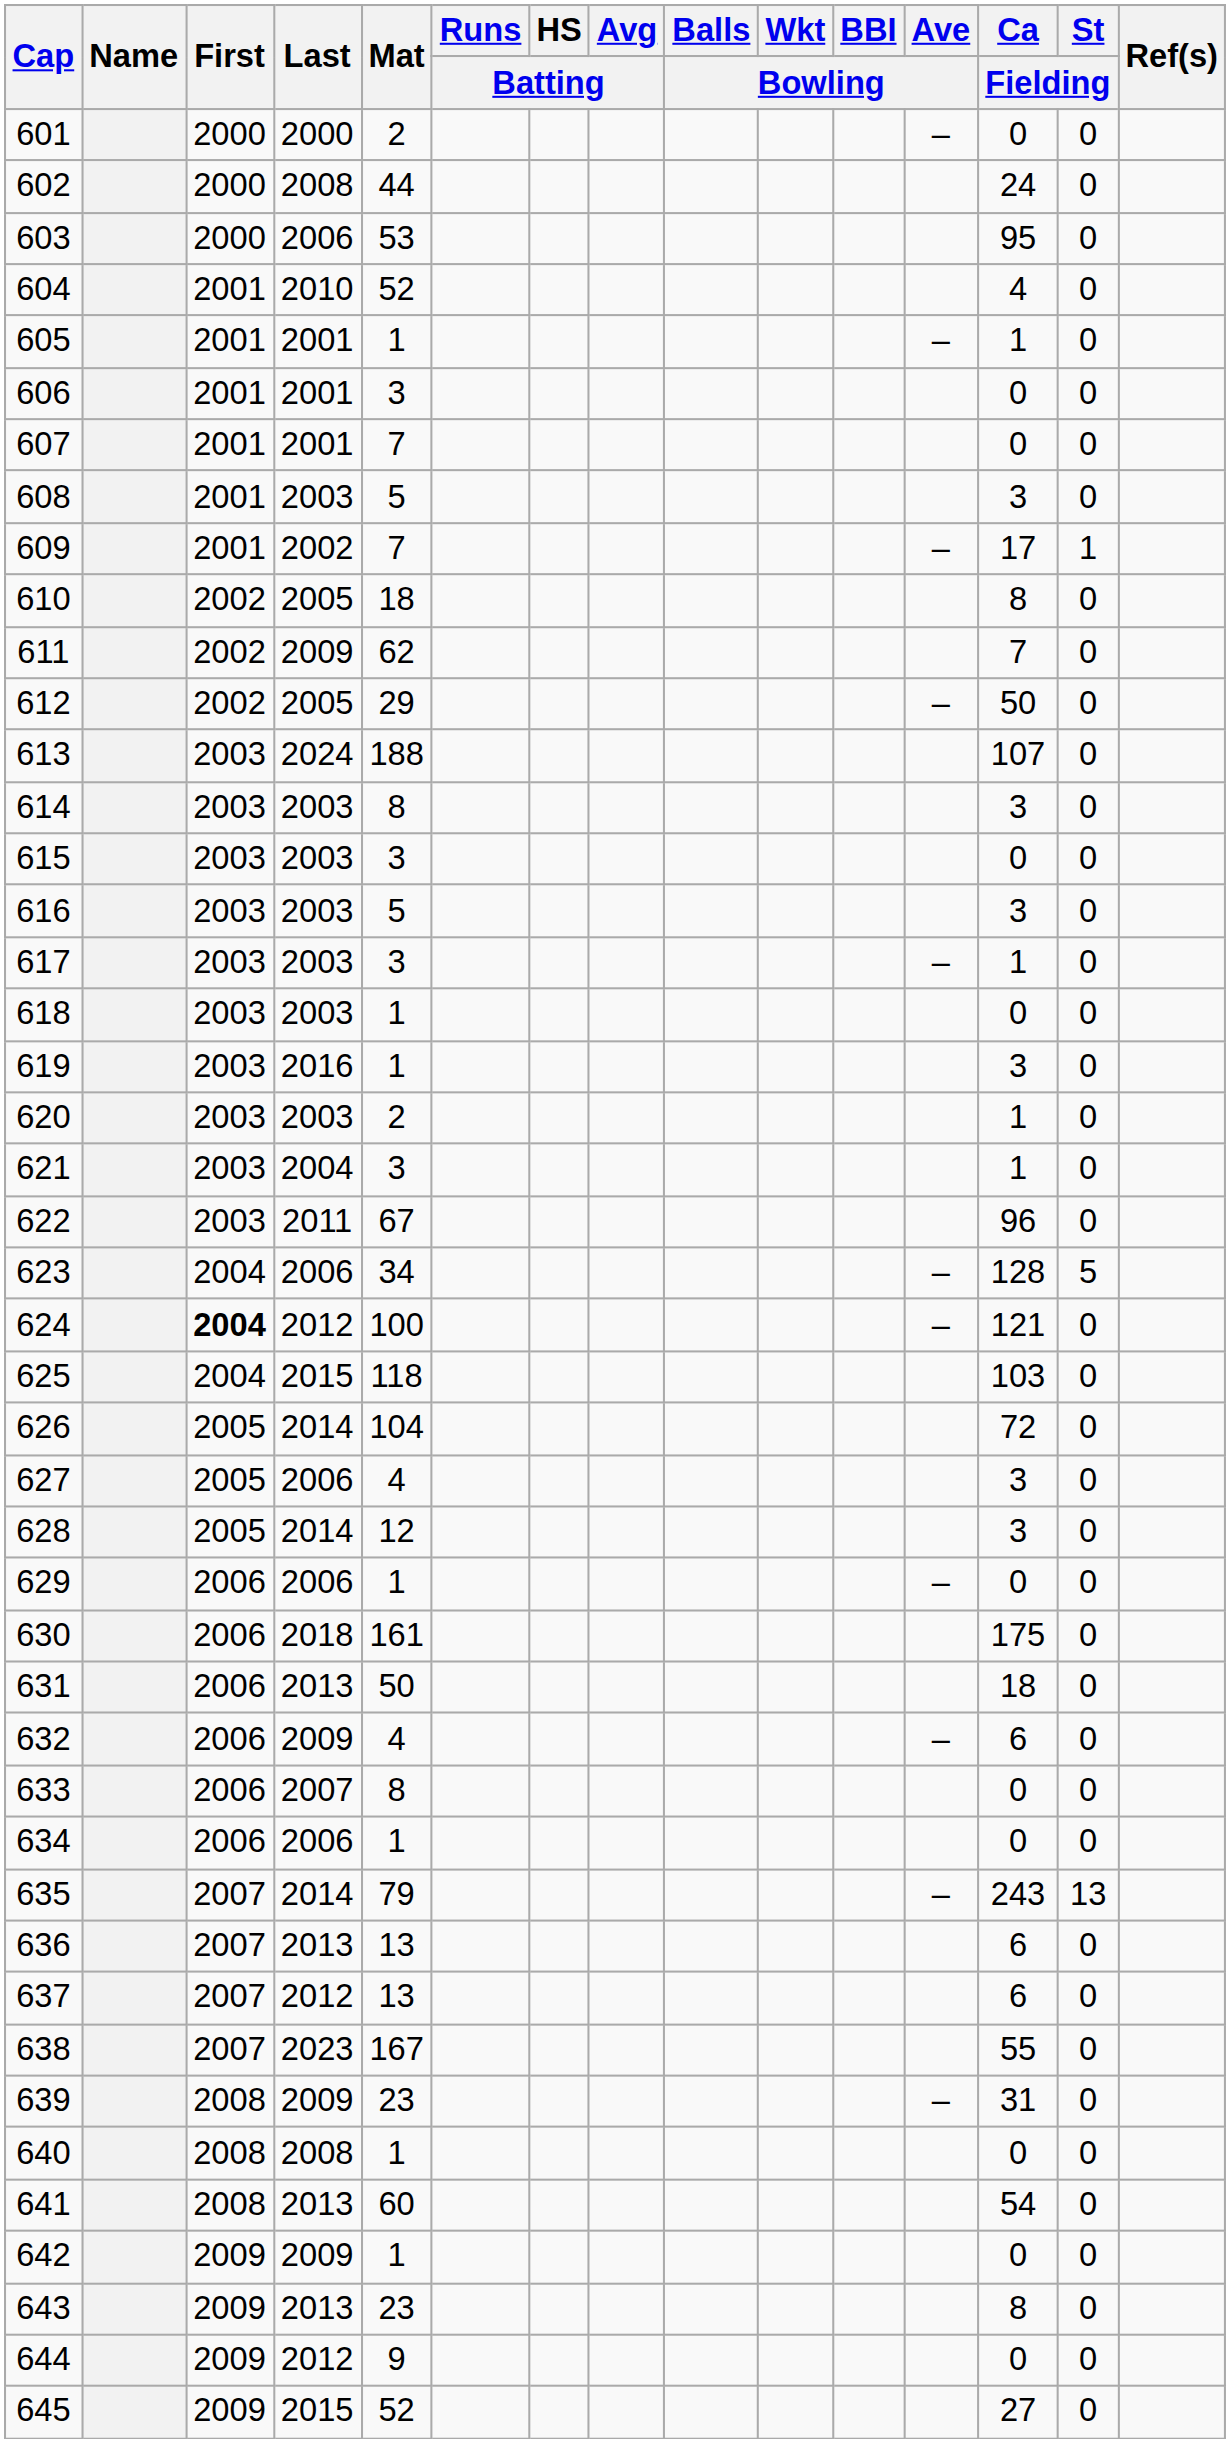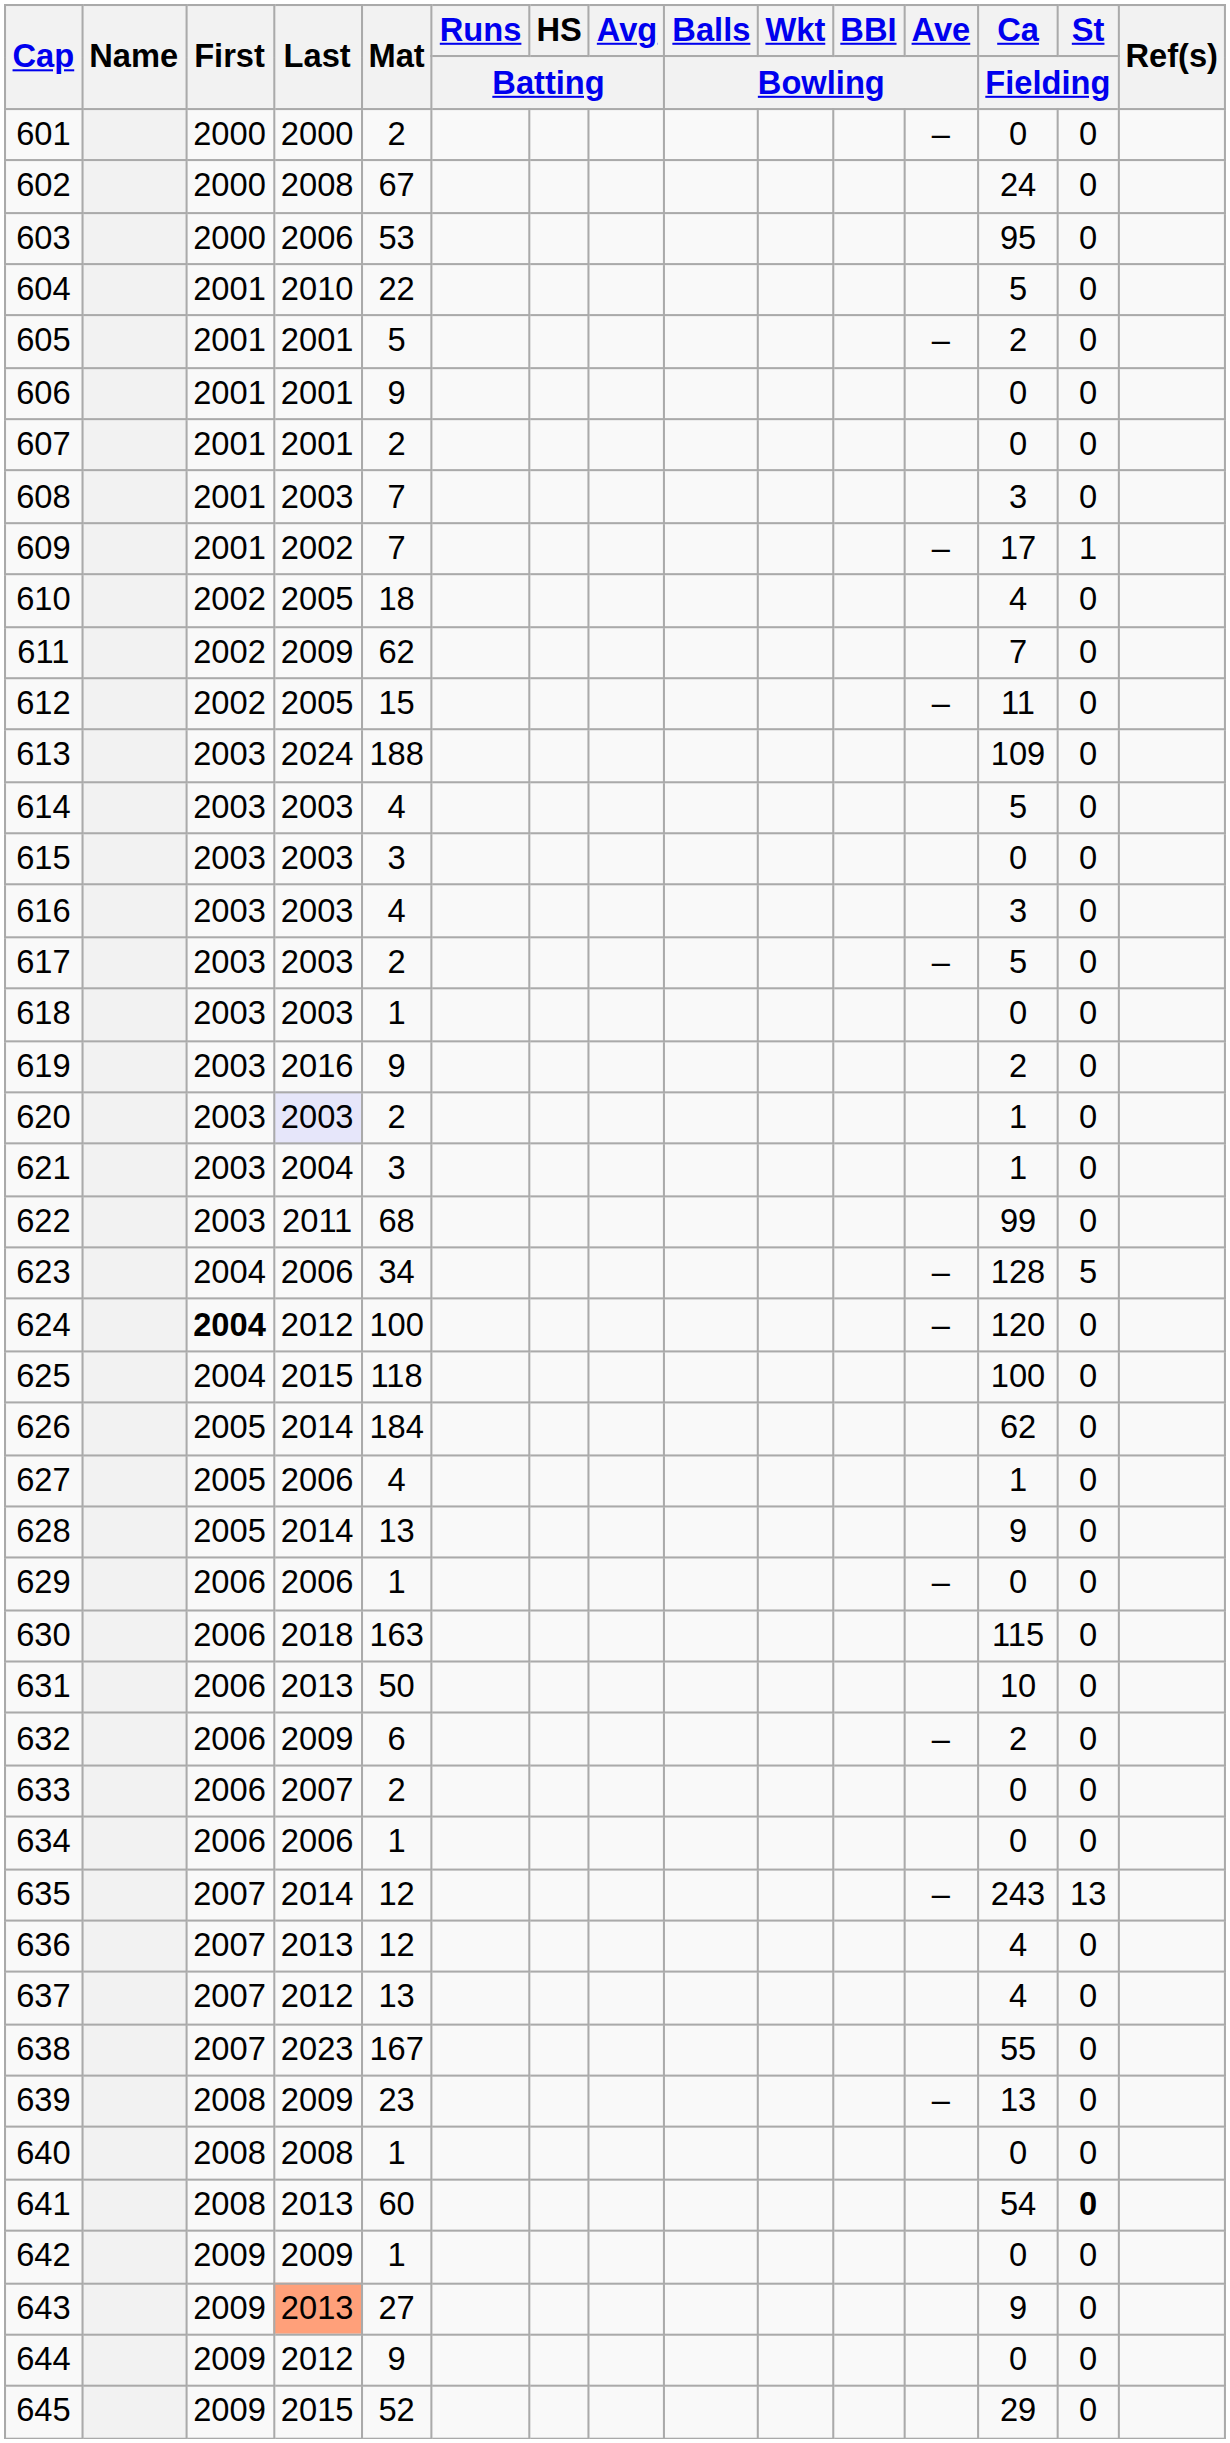(397, 185) 44 -> (397, 185) 67
(397, 289) 52 -> (397, 289) 22
(1018, 289) 4 -> (1018, 289) 5
(397, 340) 1 -> (397, 340) 5
(1018, 340) 1 -> (1018, 340) 2
(397, 392) 3 -> (397, 392) 9
(397, 444) 7 -> (397, 444) 2
(397, 496) 5 -> (397, 496) 7
(1018, 599) 8 -> (1018, 599) 4
(397, 703) 29 -> (397, 703) 15
(1018, 703) 50 -> (1018, 703) 11
(1018, 755) 107 -> (1018, 755) 109
(397, 806) 8 -> (397, 806) 4
(1018, 806) 3 -> (1018, 806) 5
(397, 910) 5 -> (397, 910) 4
(397, 962) 3 -> (397, 962) 2
(1018, 962) 1 -> (1018, 962) 5
(397, 1065) 1 -> (397, 1065) 9
(1018, 1065) 3 -> (1018, 1065) 2
(317, 1117) no background -> (317, 1117) lavender background
(397, 1220) 67 -> (397, 1220) 68
(1018, 1220) 96 -> (1018, 1220) 99
(1018, 1324) 121 -> (1018, 1324) 120
(1018, 1376) 103 -> (1018, 1376) 100
(397, 1428) 104 -> (397, 1428) 184
(1018, 1428) 72 -> (1018, 1428) 62
(1018, 1479) 3 -> (1018, 1479) 1
(397, 1531) 12 -> (397, 1531) 13
(1018, 1531) 3 -> (1018, 1531) 9
(397, 1635) 161 -> (397, 1635) 163
(1018, 1635) 175 -> (1018, 1635) 115
(1018, 1686) 18 -> (1018, 1686) 10
(397, 1738) 4 -> (397, 1738) 6
(1018, 1738) 6 -> (1018, 1738) 2
(397, 1790) 8 -> (397, 1790) 2
(397, 1893) 79 -> (397, 1893) 12
(397, 1945) 13 -> (397, 1945) 12
(1018, 1945) 6 -> (1018, 1945) 4
(1018, 1997) 6 -> (1018, 1997) 4
(1018, 2100) 31 -> (1018, 2100) 13
(1088, 2204) normal -> (1088, 2204) bold
(317, 2308) no background -> (317, 2308) lightsalmon background
(397, 2308) 23 -> (397, 2308) 27
(1018, 2308) 8 -> (1018, 2308) 9
(1018, 2411) 27 -> (1018, 2411) 29
